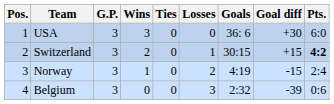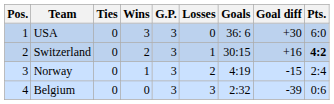columns swapped: (107, 14) <-> (166, 14)
(292, 52) +15 -> (292, 52) +16
